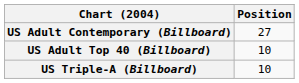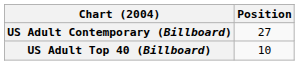- row: (119, 69)
